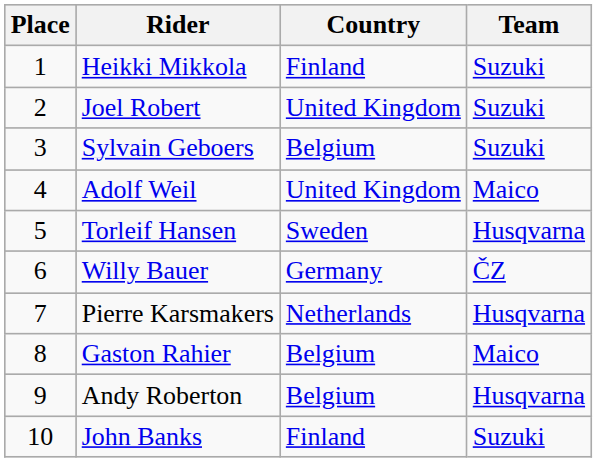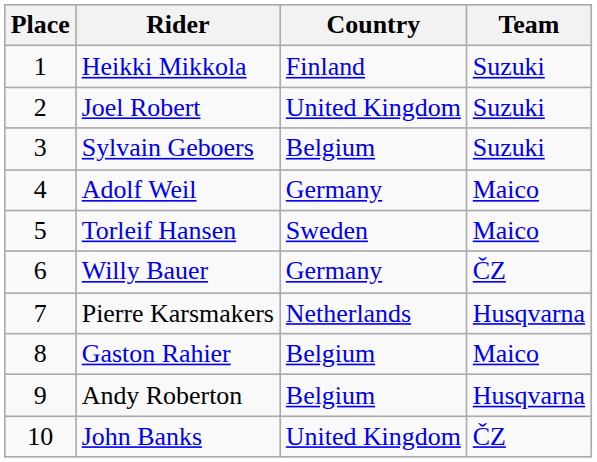(373, 189) United Kingdom -> (334, 189) Germany
(529, 230) Husqvarna -> (506, 230) Maico
(325, 436) Finland -> (373, 436) United Kingdom
(509, 436) Suzuki -> (489, 436) ČZ
